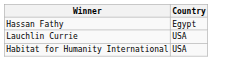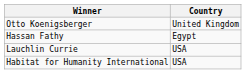+ row: (49, 24)
